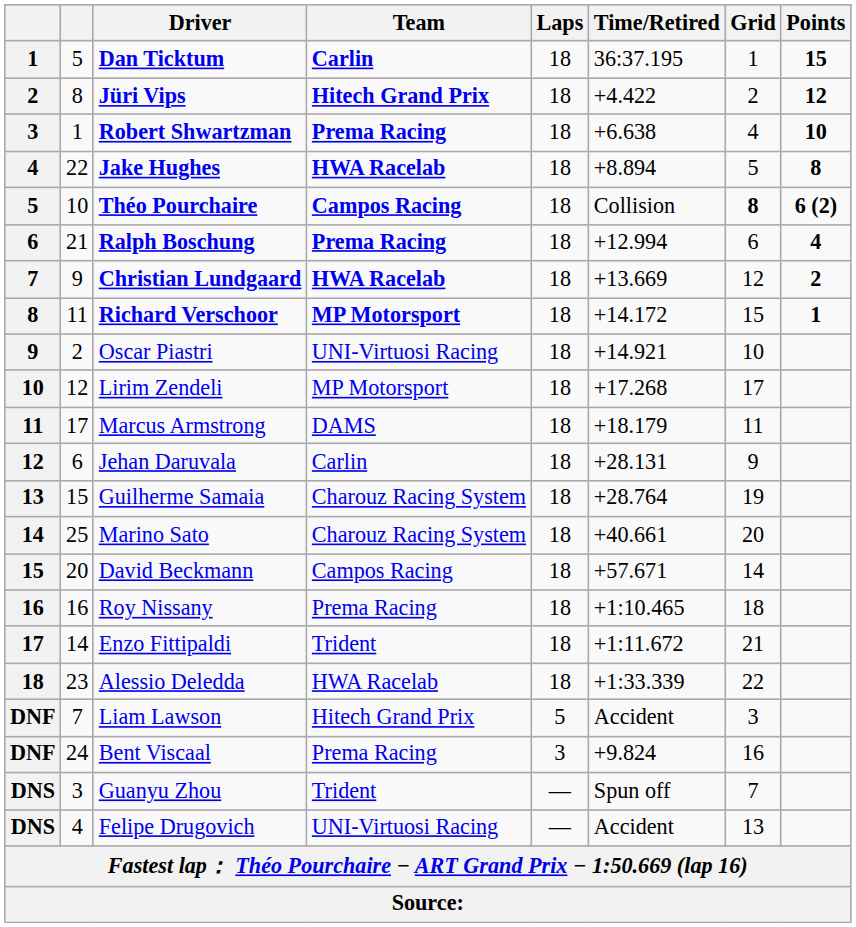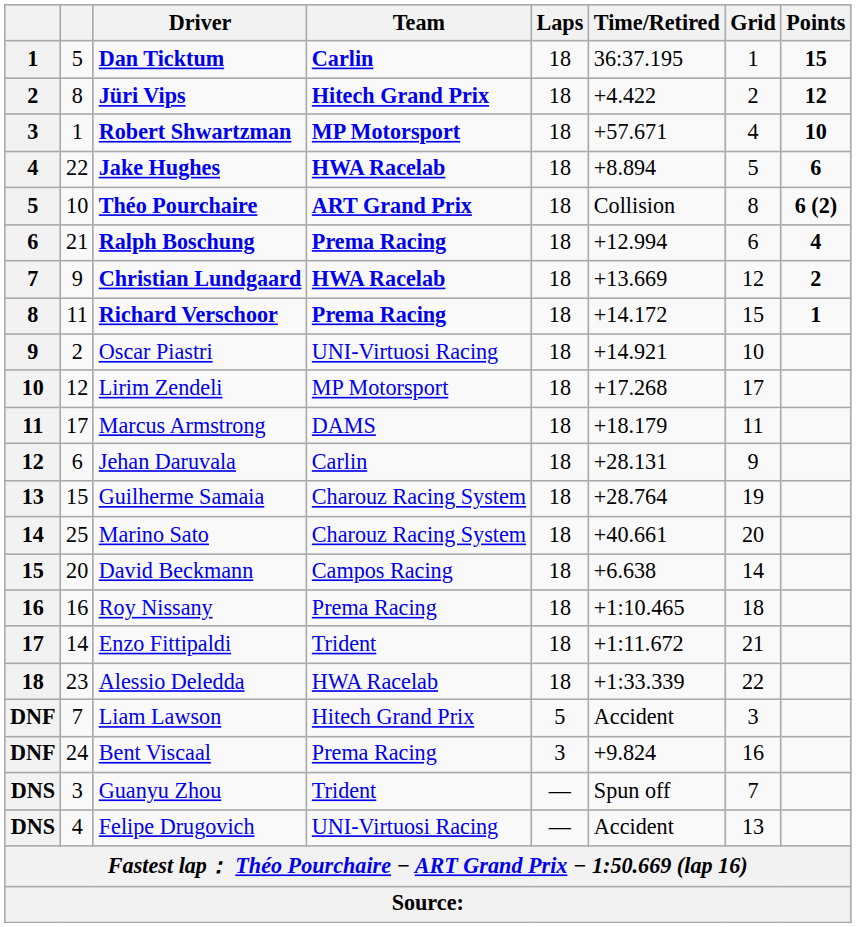(379, 132) Prema Racing -> (386, 132) MP Motorsport
(625, 132) +6.638 -> (631, 132) +57.671
(816, 168) 8 -> (816, 168) 6
(387, 205) Campos Racing -> (392, 205) ART Grand Prix
(753, 205) bold -> (753, 205) normal
(386, 314) MP Motorsport -> (379, 314) Prema Racing
(631, 570) +57.671 -> (625, 570) +6.638
